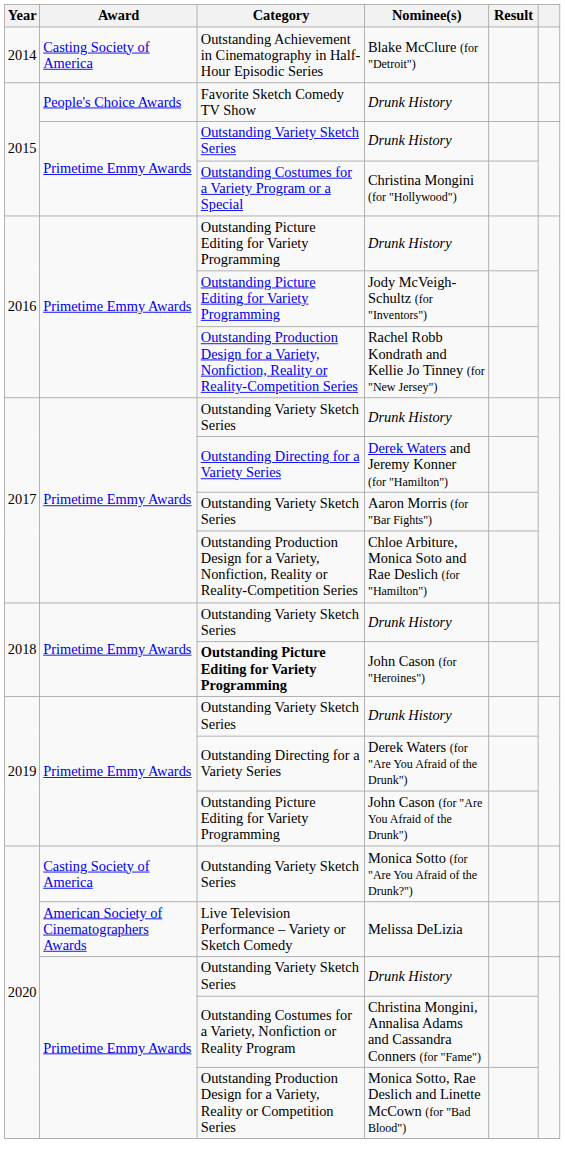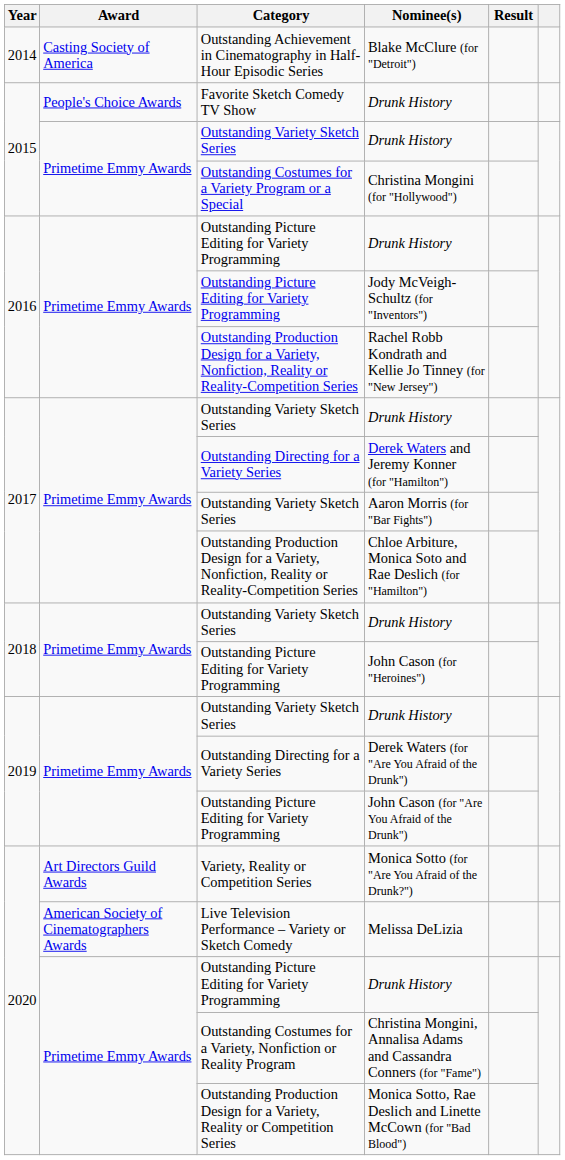(263, 669) bold -> (258, 669) normal
(96, 873) Casting Society of America -> (100, 873) Art Directors Guild Awards
(280, 873) Outstanding Variety Sketch Series -> (256, 873) Variety, Reality or Competition Series
(280, 976) Outstanding Variety Sketch Series -> (258, 984) Outstanding Picture Editing for Variety Programming
